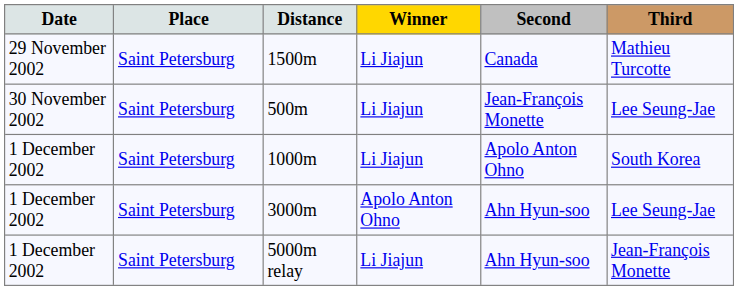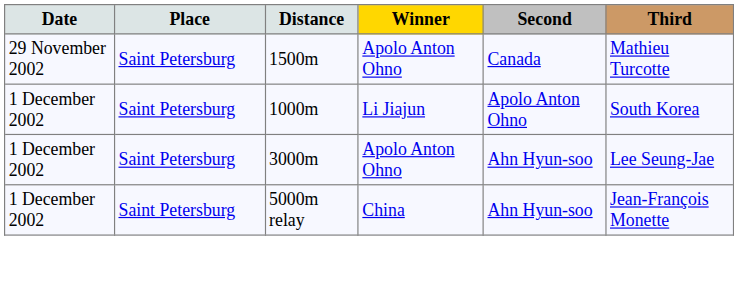(392, 58) Li Jiajun -> (409, 58) Apolo Anton Ohno
- row: (288, 109)
(392, 260) Li Jiajun -> (384, 209) China
